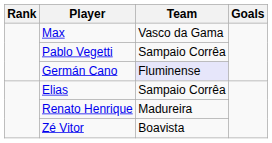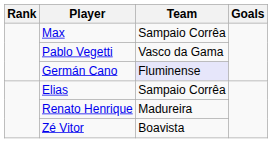(181, 33) Vasco da Gama -> (182, 33) Sampaio Corrêa
(182, 52) Sampaio Corrêa -> (181, 52) Vasco da Gama
